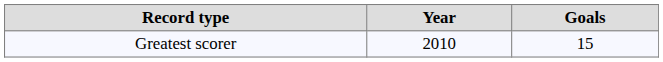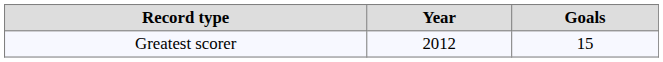(439, 43) 2010 -> (439, 43) 2012
